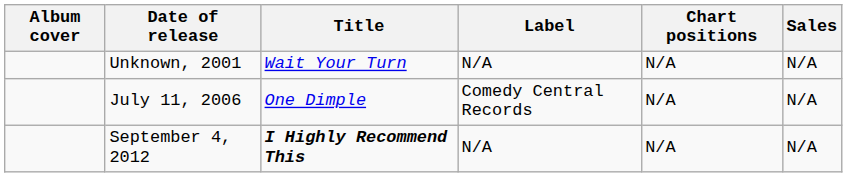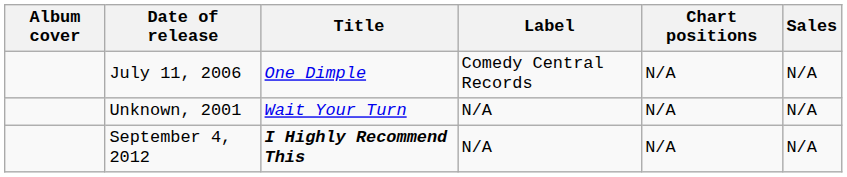rows swapped: (175, 65) <-> (175, 102)
